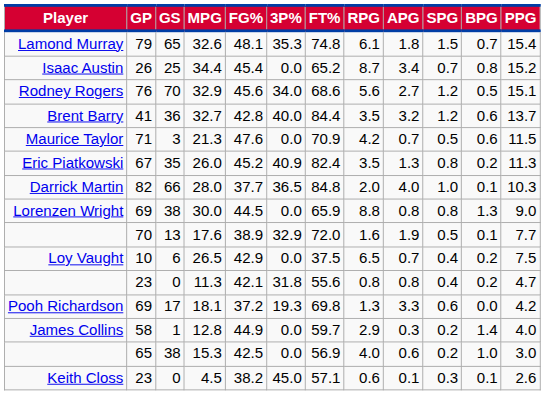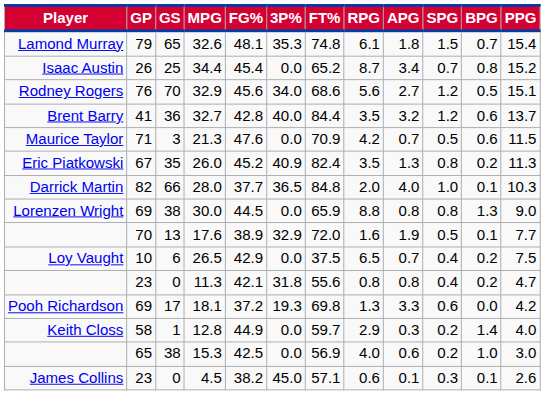(77, 330) James Collins -> (85, 330) Keith Closs
(85, 377) Keith Closs -> (77, 377) James Collins
